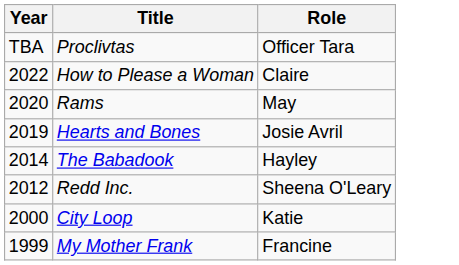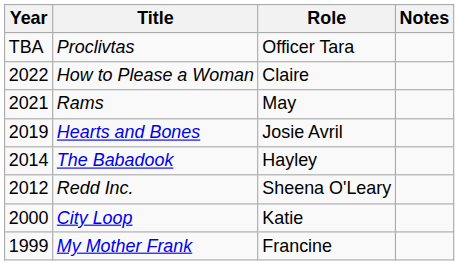+ column: (424, 18)
(29, 103) 2020 -> (29, 103) 2021
